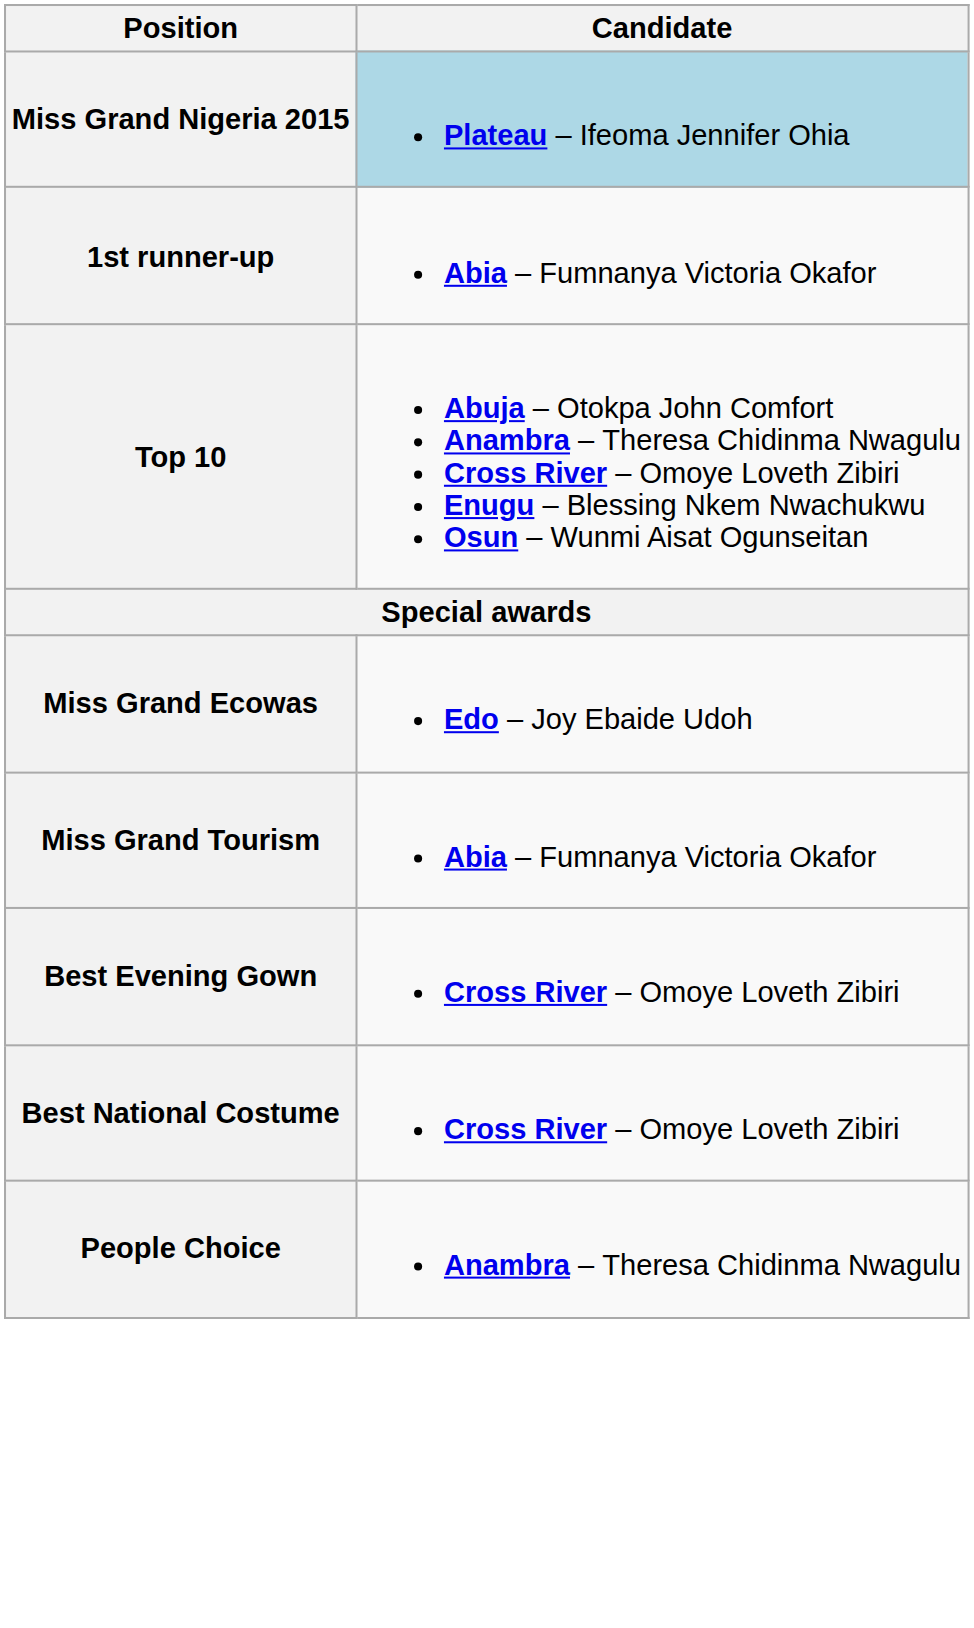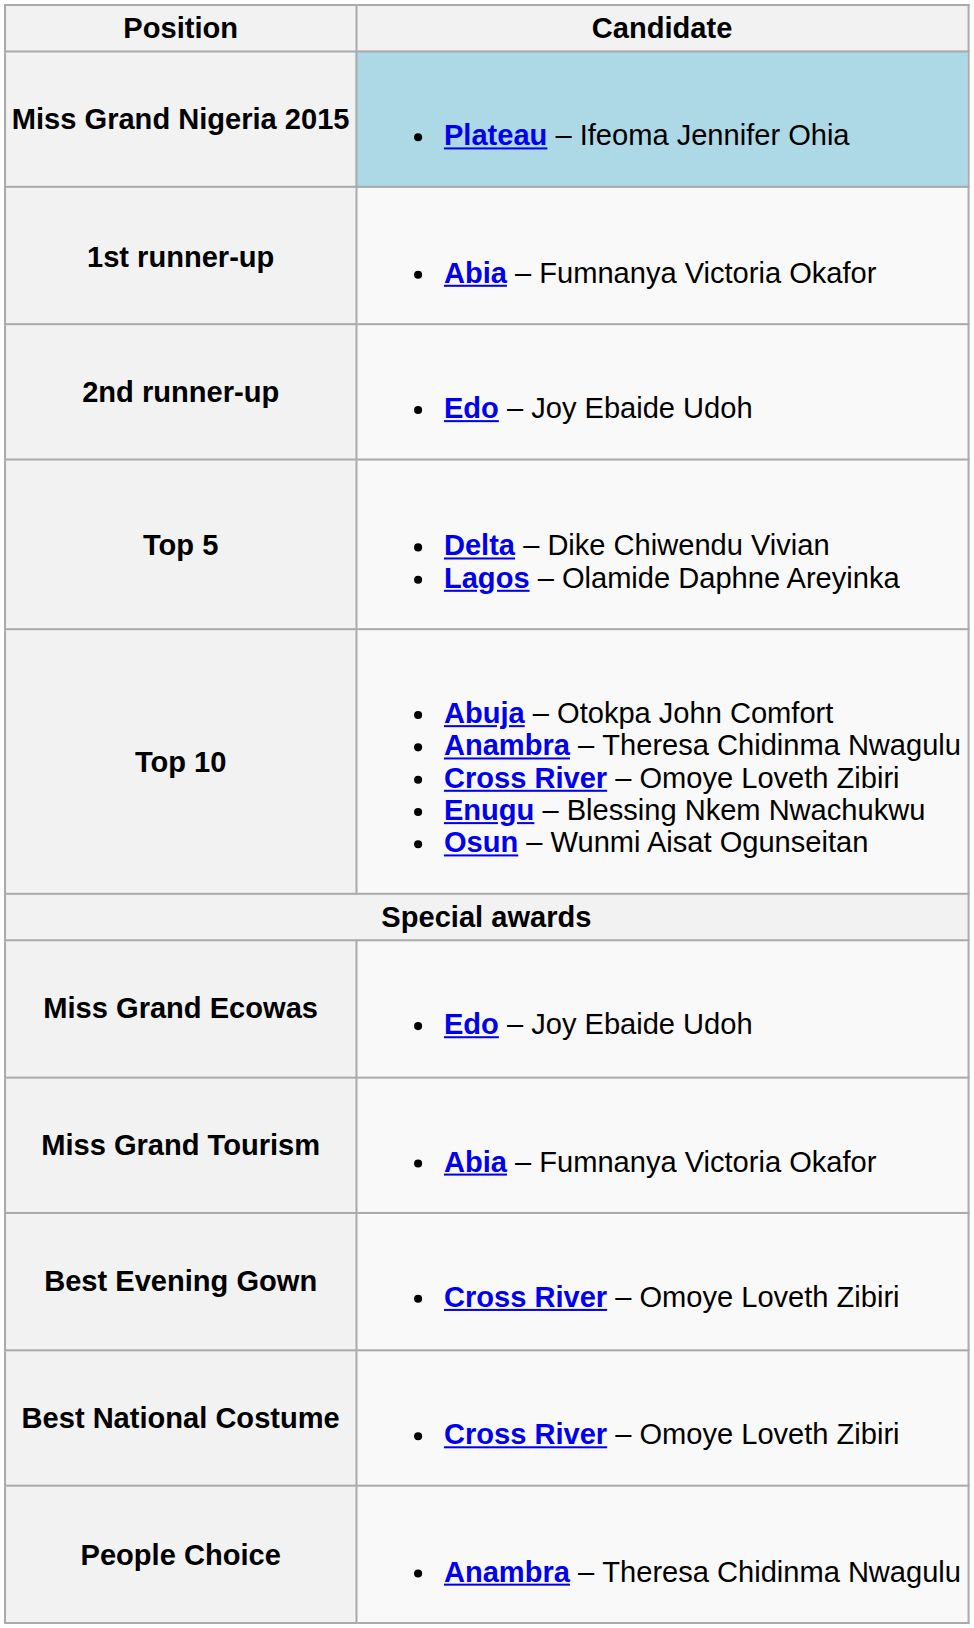+ row: (181, 392)
+ row: (181, 545)
